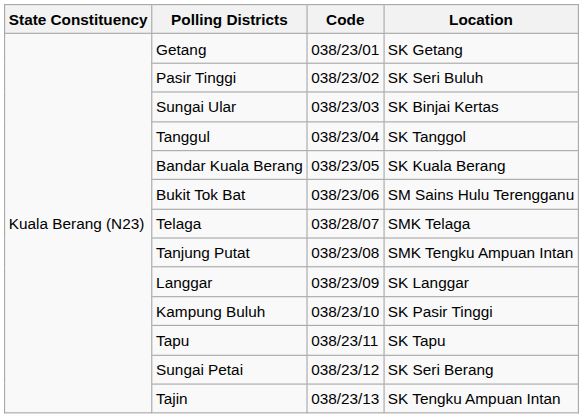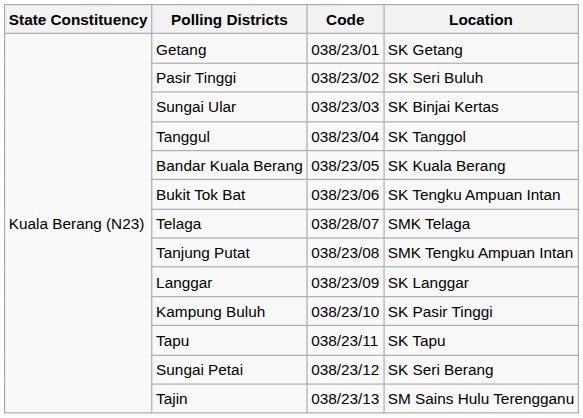(481, 195) SM Sains Hulu Terengganu -> (474, 195) SK Tengku Ampuan Intan
(474, 399) SK Tengku Ampuan Intan -> (481, 399) SM Sains Hulu Terengganu
